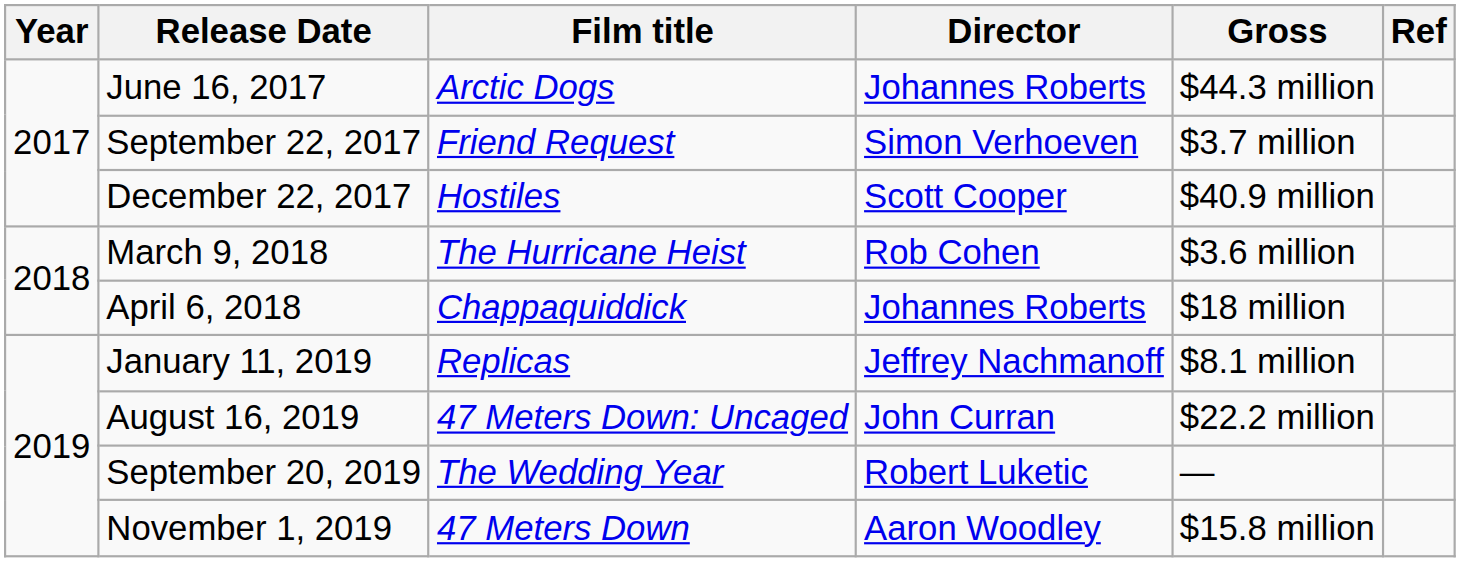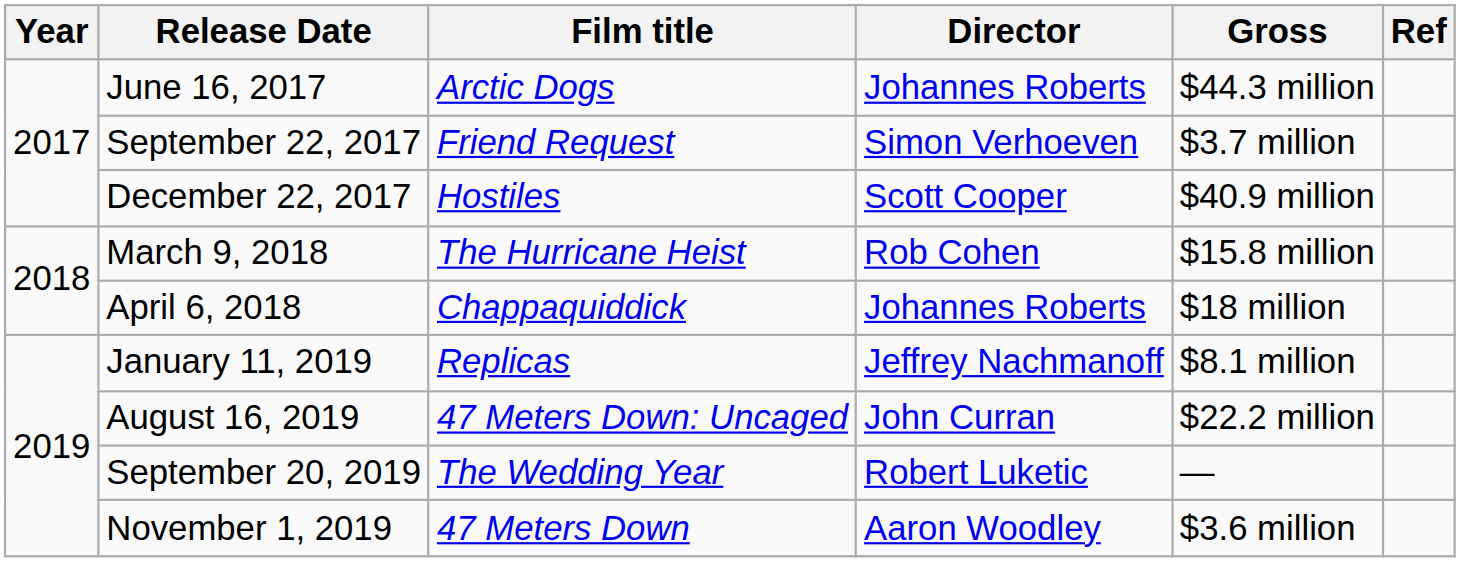(1268, 252) $3.6 million -> (1277, 252) $15.8 million
(1277, 527) $15.8 million -> (1268, 527) $3.6 million
